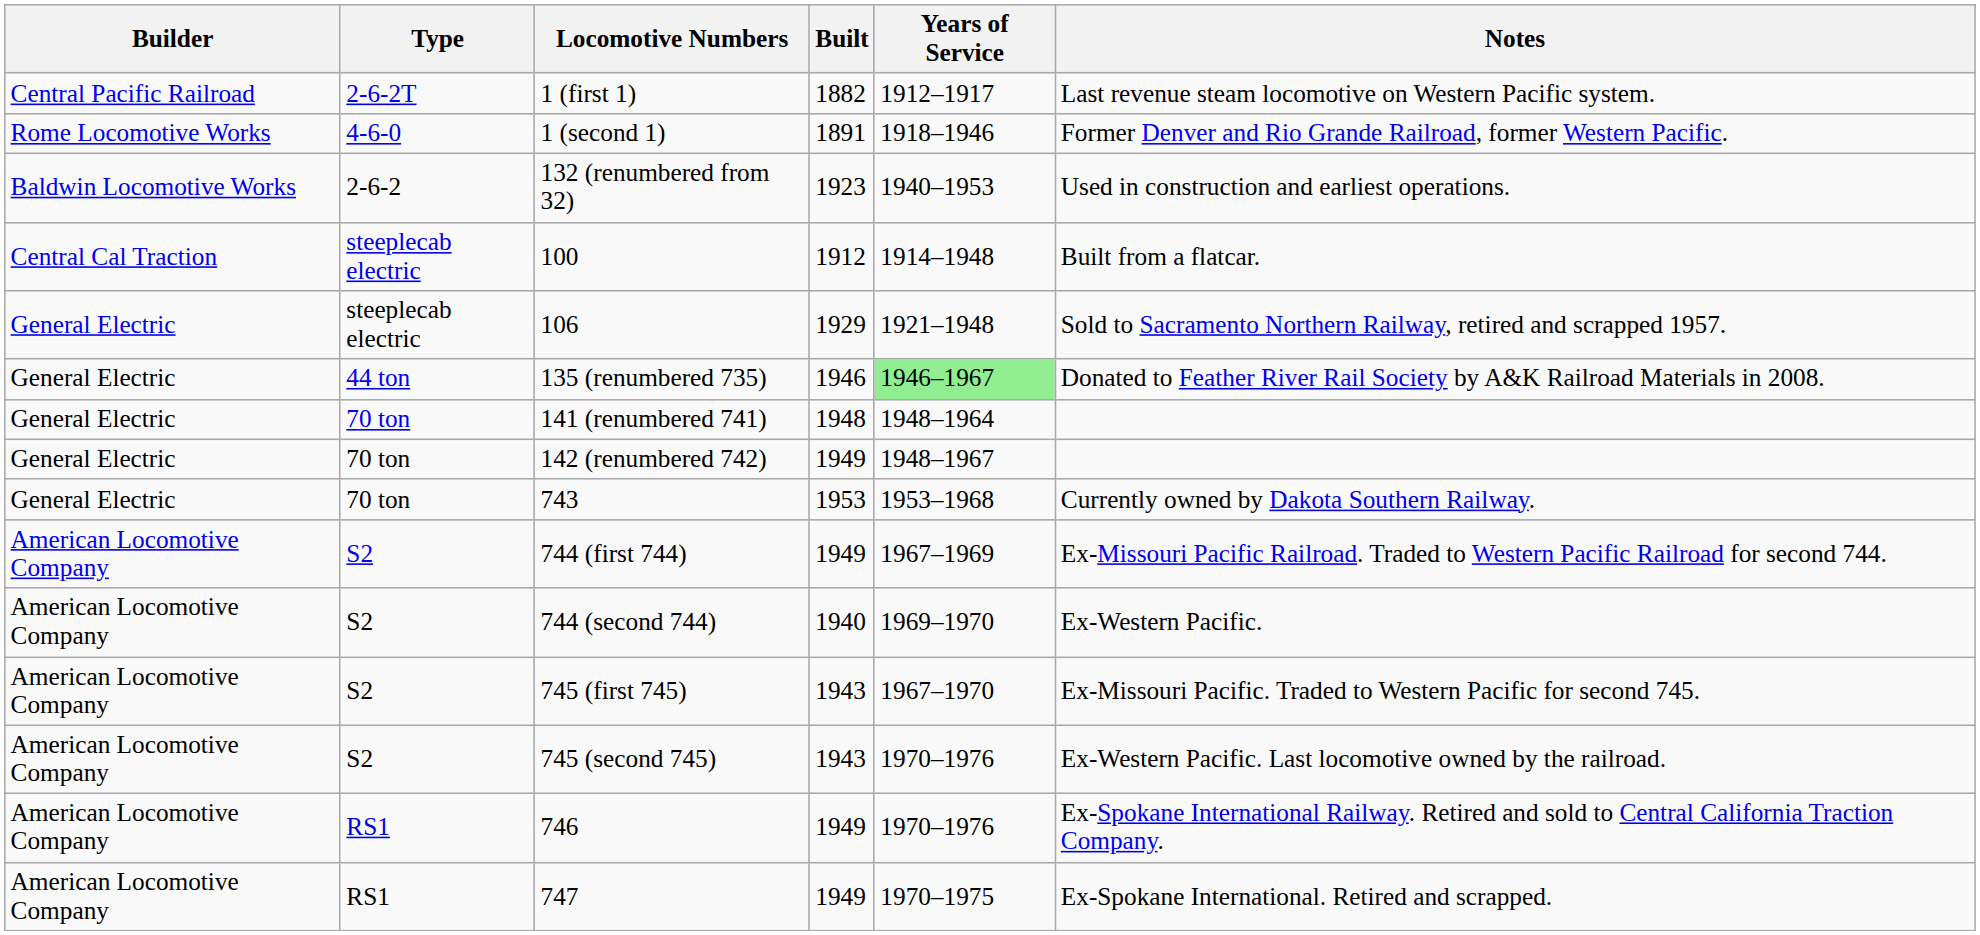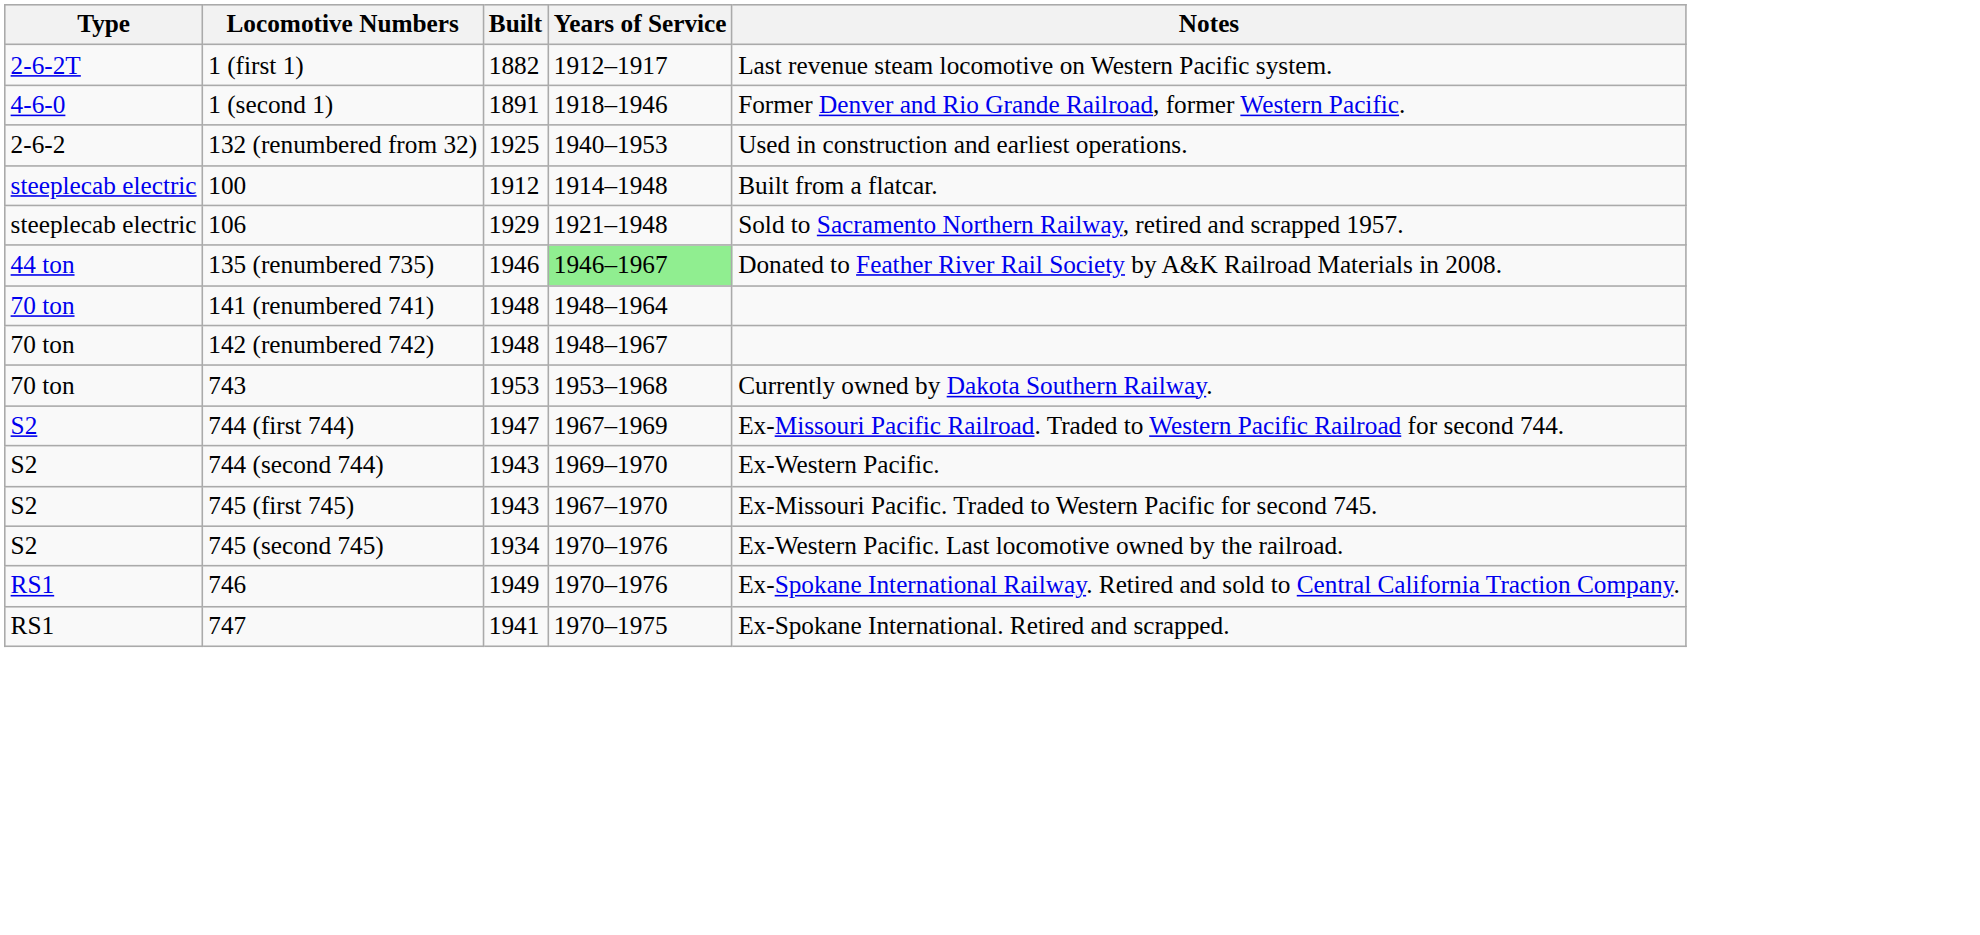- column: (173, 38)
(841, 187) 1923 -> (514, 144) 1925
(841, 459) 1949 -> (514, 345) 1948
(841, 553) 1949 -> (514, 425) 1947
(841, 621) 1940 -> (514, 465) 1943
(841, 759) 1943 -> (514, 545) 1934
(841, 896) 1949 -> (514, 625) 1941
